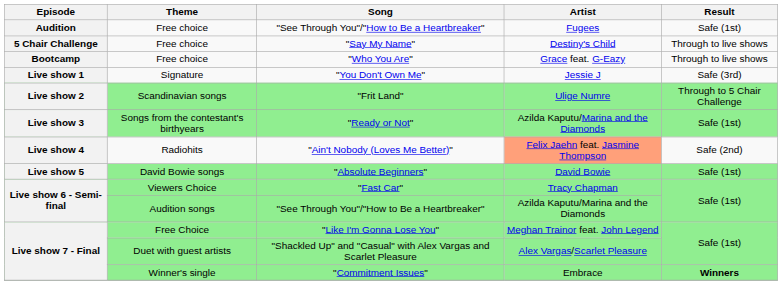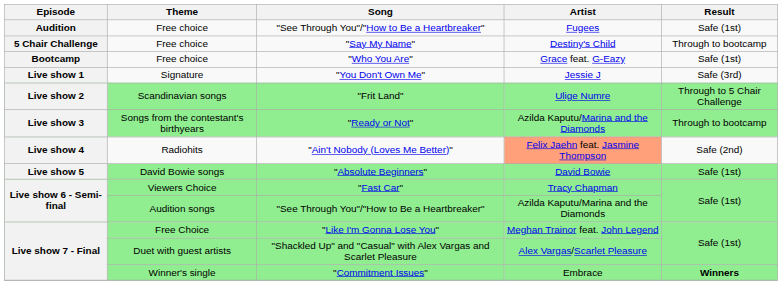(719, 43) Through to live shows -> (719, 43) Through to bootcamp
(719, 59) Through to live shows -> (719, 59) Safe (1st)
(719, 123) Safe (1st) -> (719, 123) Through to bootcamp
